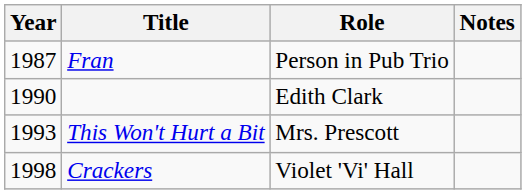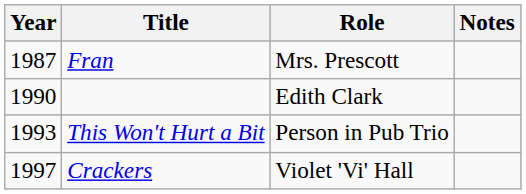(362, 59) Person in Pub Trio -> (337, 59) Mrs. Prescott
(337, 133) Mrs. Prescott -> (362, 133) Person in Pub Trio
(33, 170) 1998 -> (33, 170) 1997
